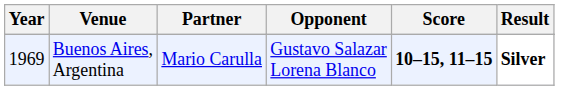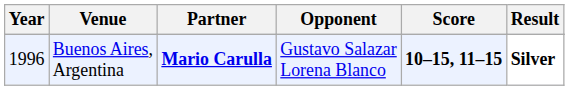(27, 59) 1969 -> (27, 59) 1996
(212, 59) normal -> (217, 59) bold
